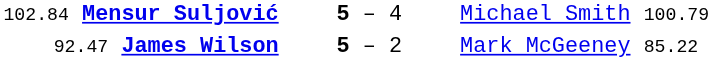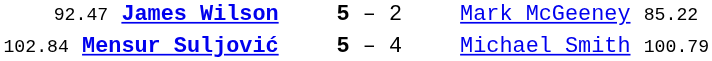rows swapped: (141, 14) <-> (166, 46)
